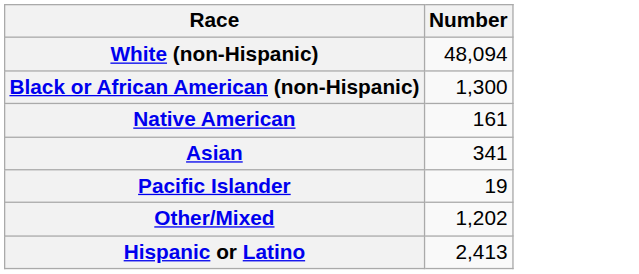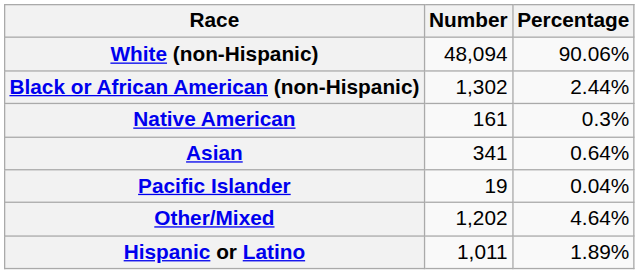+ column: (573, 20)
(482, 86) 1,300 -> (482, 86) 1,302
(482, 251) 2,413 -> (482, 251) 1,011
